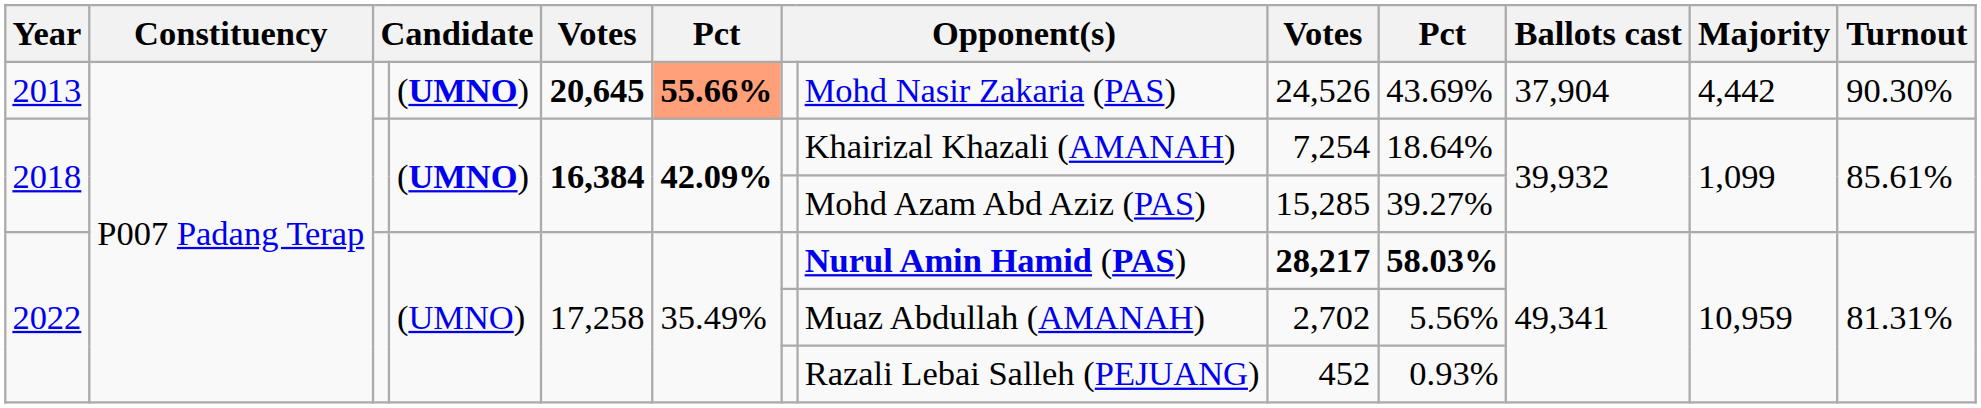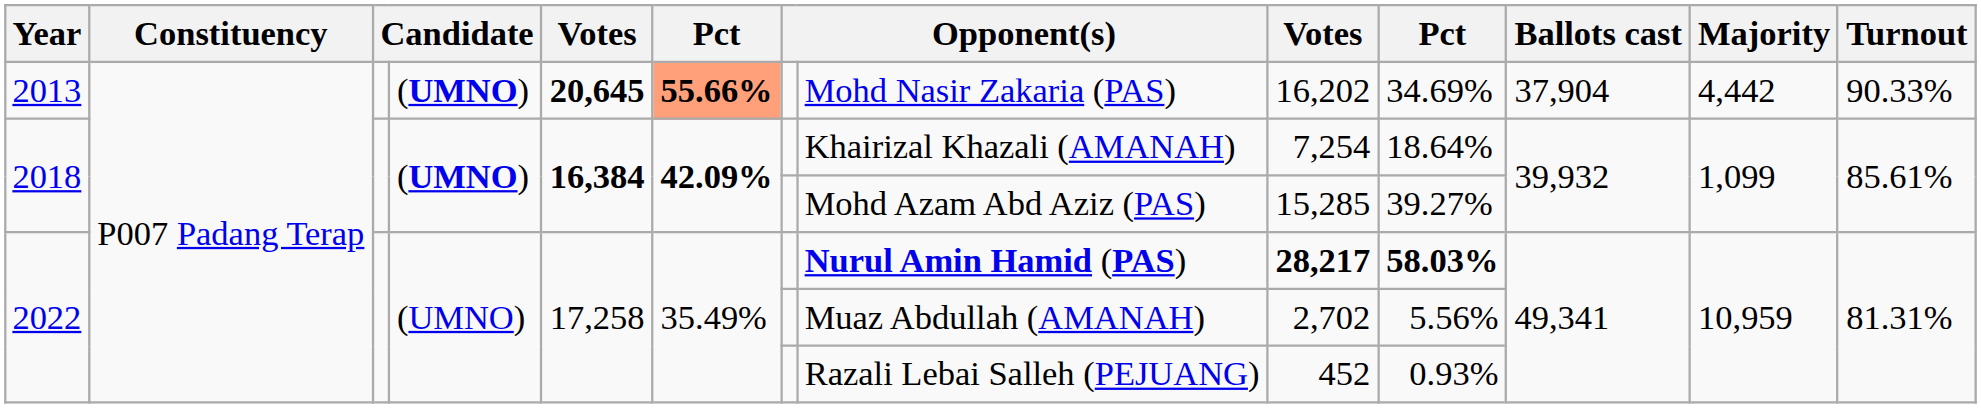(1323, 89) 24,526 -> (1323, 89) 16,202
(1439, 89) 43.69% -> (1439, 89) 34.69%
(1899, 89) 90.30% -> (1899, 89) 90.33%
